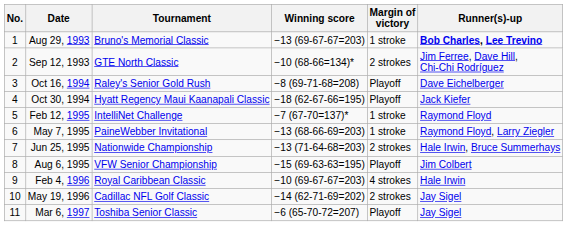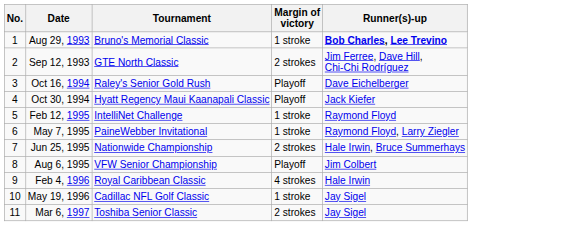- column: (320, 18)
(390, 197) 2 strokes -> (292, 197) 1 stroke
(385, 213) Playoff -> (295, 213) 2 strokes
